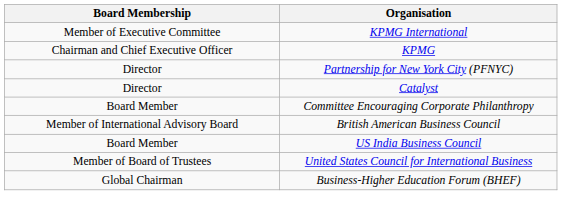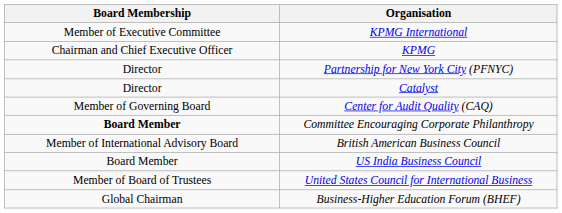+ row: (419, 106)
(142, 106) normal -> (142, 124) bold
